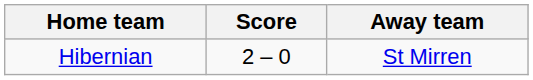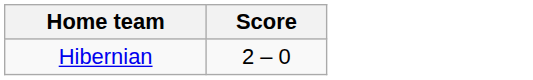- column: (427, 21)
